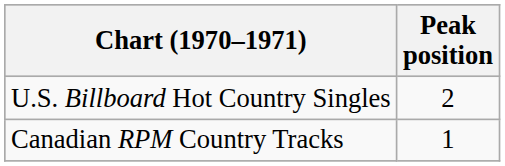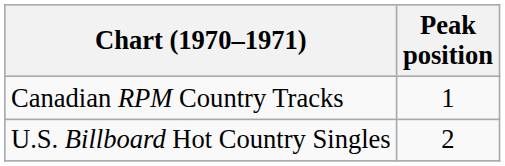rows swapped: (201, 97) <-> (177, 139)
